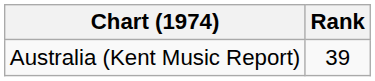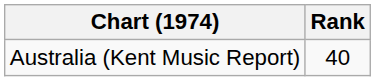(338, 57) 39 -> (338, 57) 40
